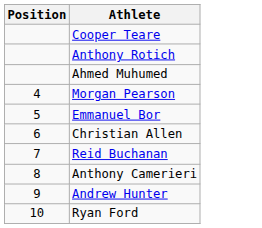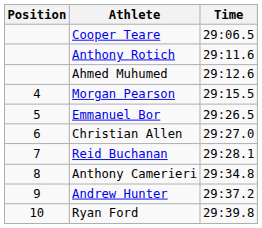+ column: (229, 14)
